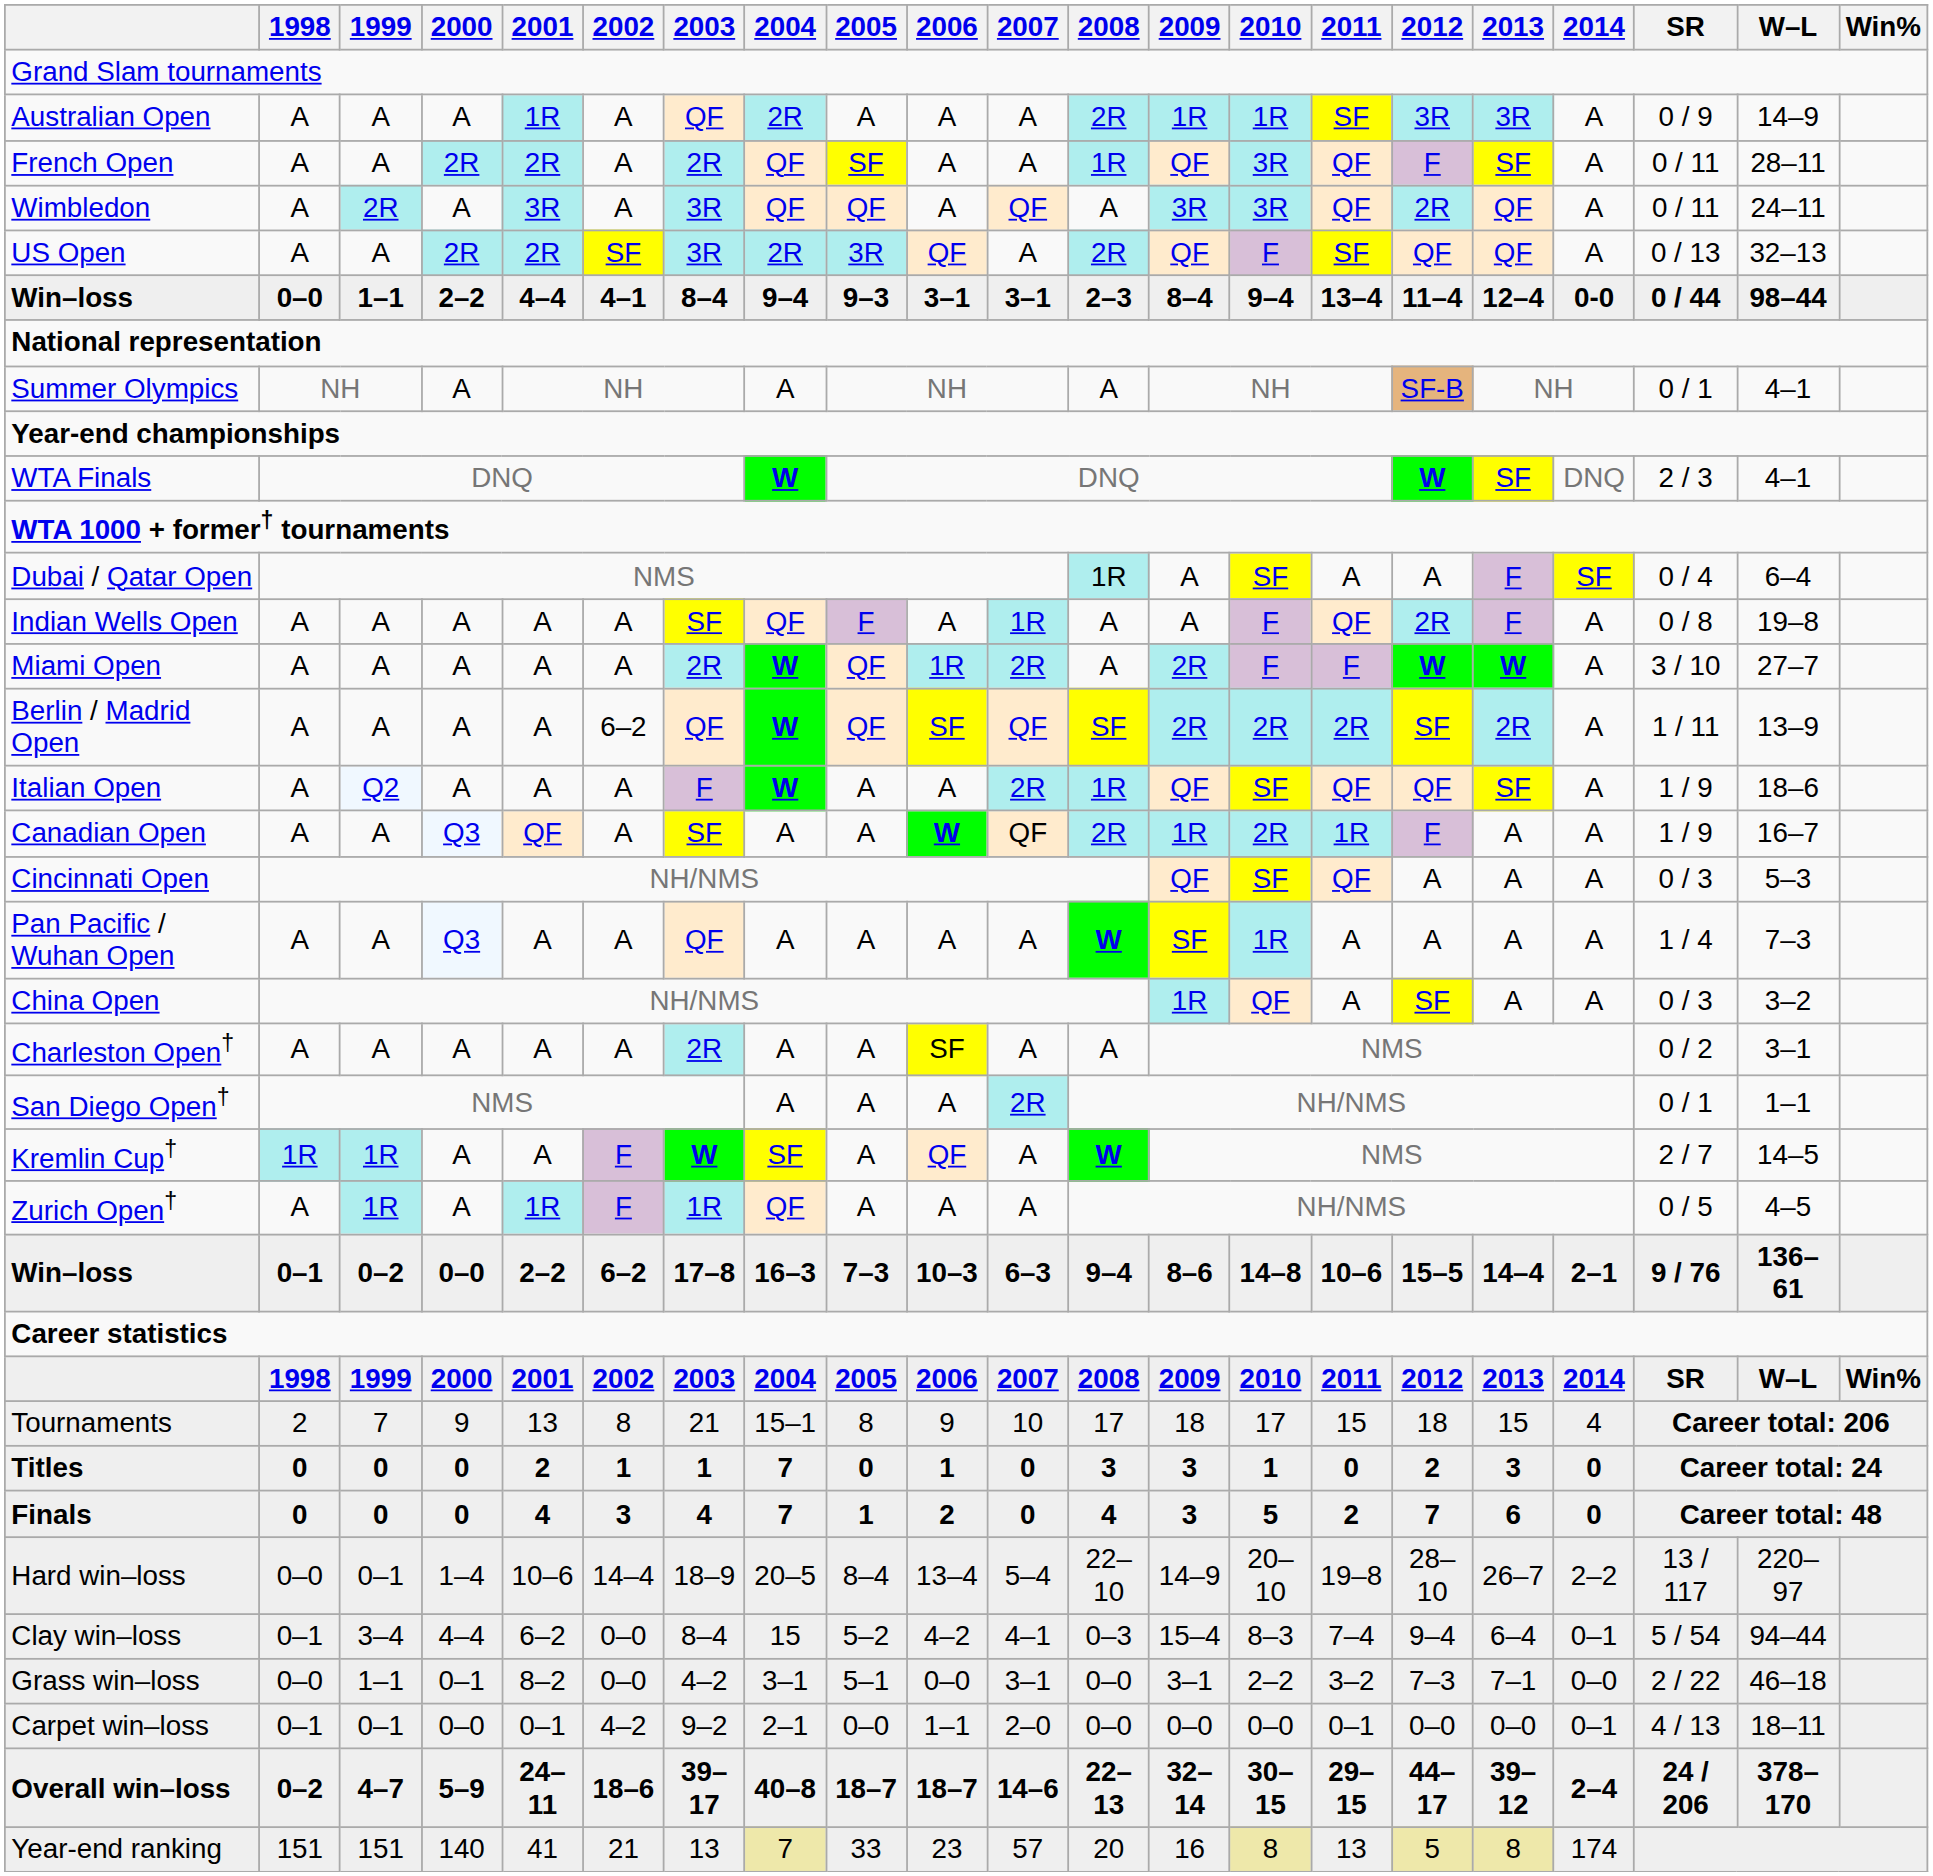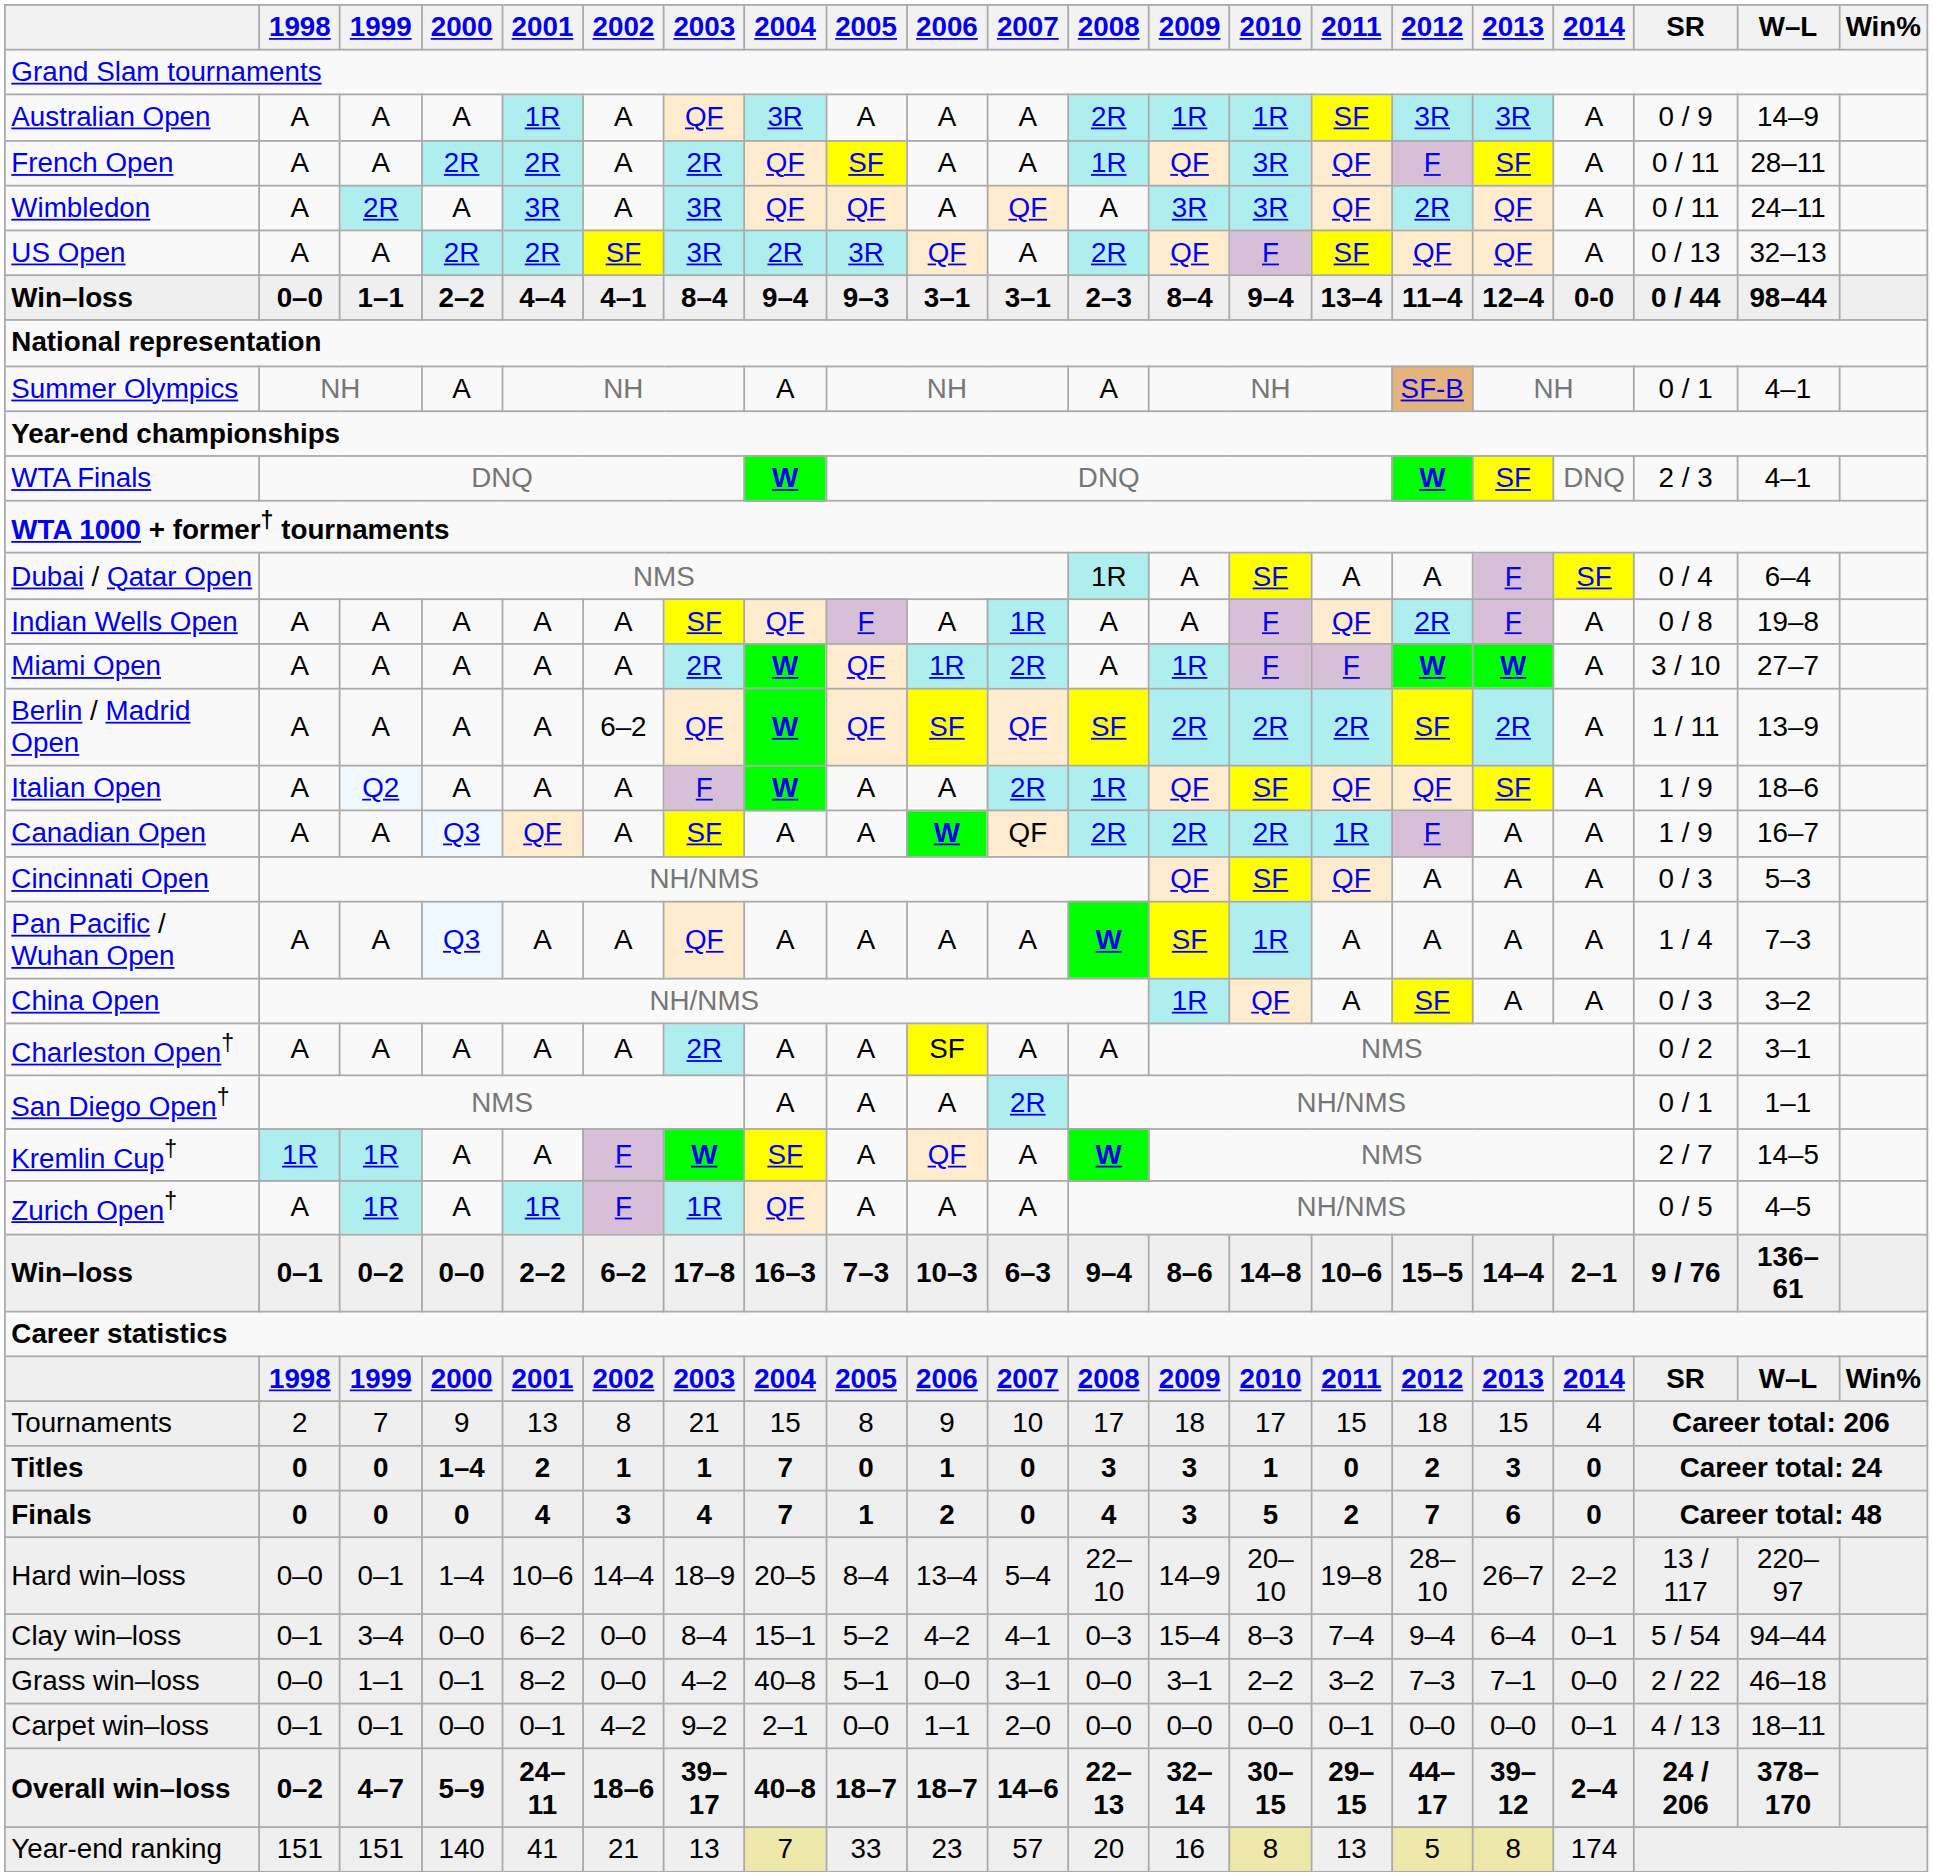(785, 116) 2R -> (785, 116) 3R
(1190, 665) 2R -> (1190, 665) 1R
(1190, 832) 1R -> (1190, 832) 2R
(785, 1422) 15–1 -> (785, 1422) 15
(462, 1468) 0 -> (462, 1468) 1–4
(462, 1635) 4–4 -> (462, 1635) 0–0
(785, 1635) 15 -> (785, 1635) 15–1
(785, 1680) 3–1 -> (785, 1680) 40–8
